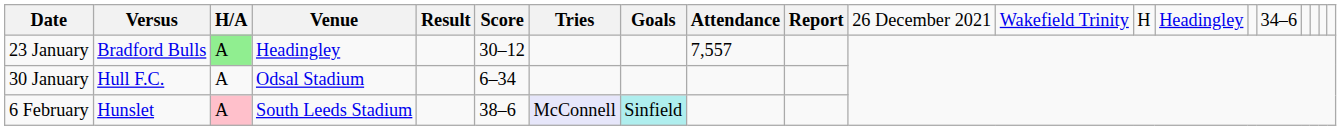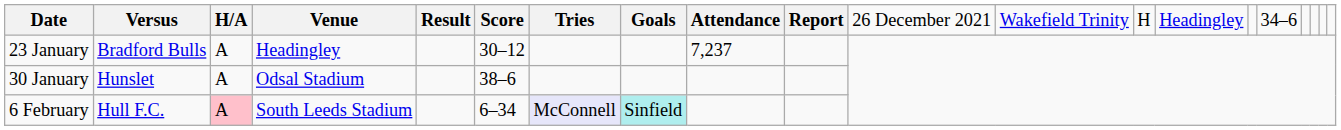(222, 50) lightgreen background -> (222, 50) no background
(711, 50) 7,557 -> (711, 50) 7,237
(131, 80) Hull F.C. -> (126, 80) Hunslet
(498, 80) 6–34 -> (498, 80) 38–6
(126, 110) Hunslet -> (131, 110) Hull F.C.
(498, 110) 38–6 -> (498, 110) 6–34
